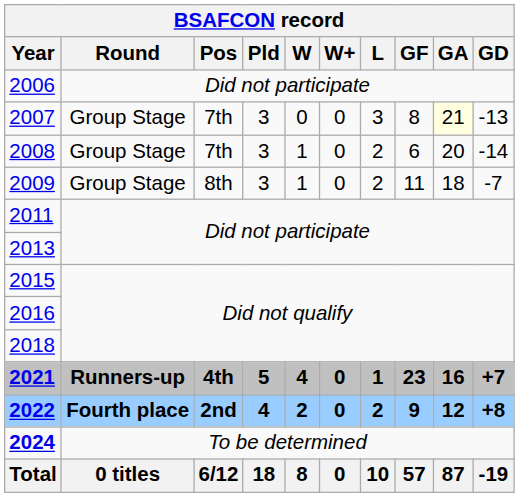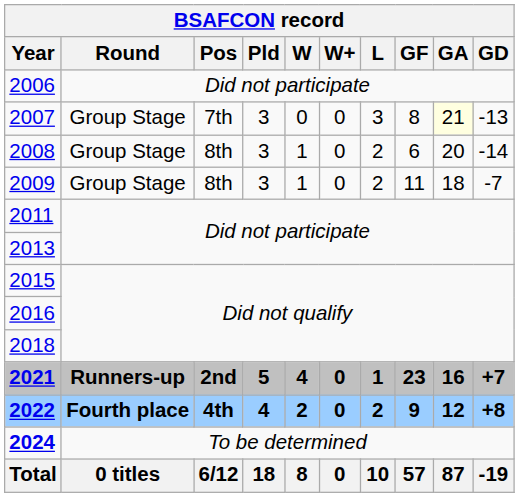(218, 150) 7th -> (218, 150) 8th
(218, 378) 4th -> (218, 378) 2nd
(218, 410) 2nd -> (218, 410) 4th
